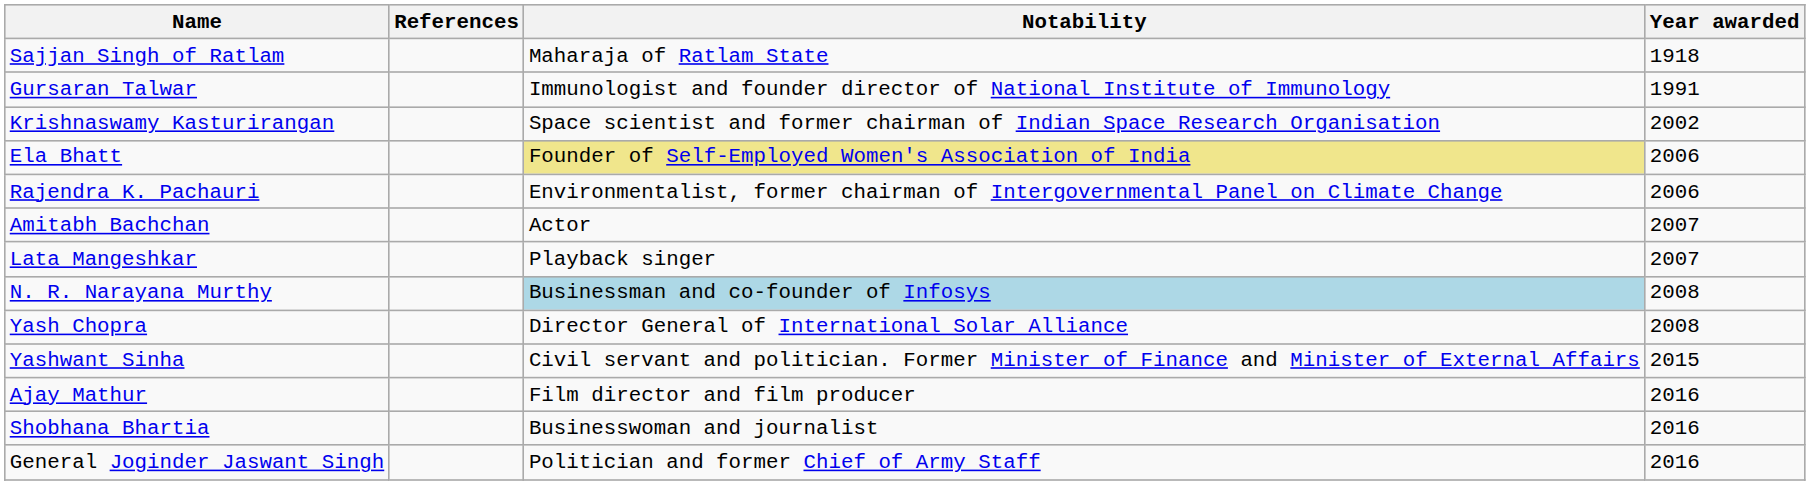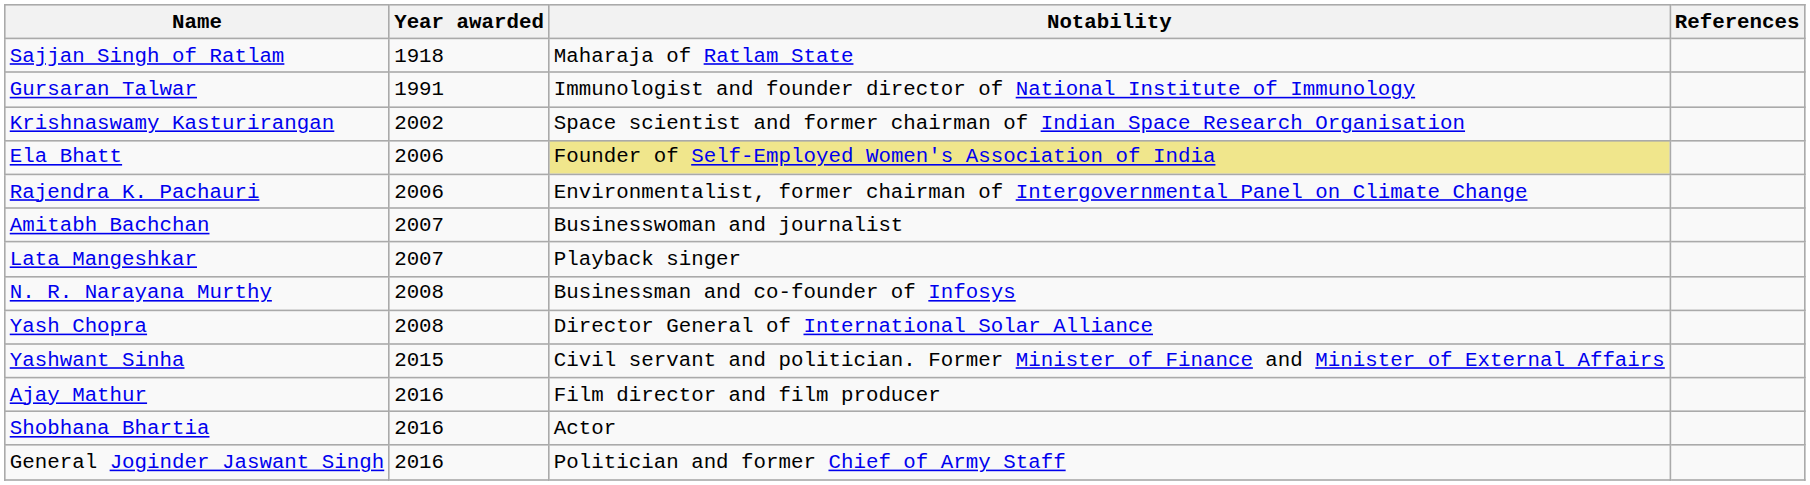columns swapped: (1725, 22) <-> (457, 22)
(560, 225) Actor -> (729, 225) Businesswoman and journalist
(760, 293) lightblue background -> (785, 293) no background
(704, 429) Businesswoman and journalist -> (585, 429) Actor
